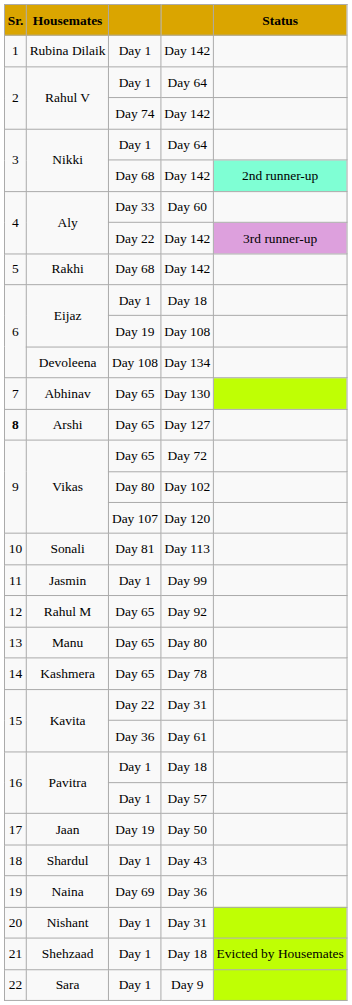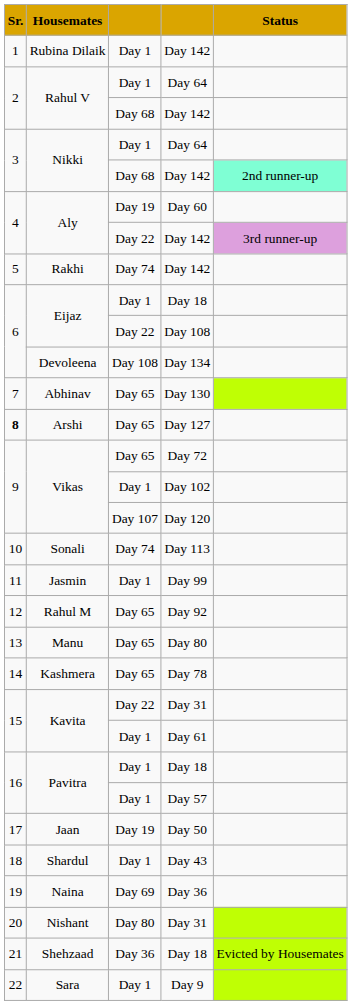(135, 113) Day 74 -> (135, 113) Day 68
(135, 206) Day 33 -> (135, 206) Day 19
(135, 269) Day 68 -> (135, 269) Day 74
(135, 331) Day 19 -> (135, 331) Day 22
(135, 486) Day 80 -> (135, 486) Day 1
(135, 549) Day 81 -> (135, 549) Day 74
(135, 735) Day 36 -> (135, 735) Day 1
(135, 922) Day 1 -> (135, 922) Day 80
(135, 953) Day 1 -> (135, 953) Day 36
